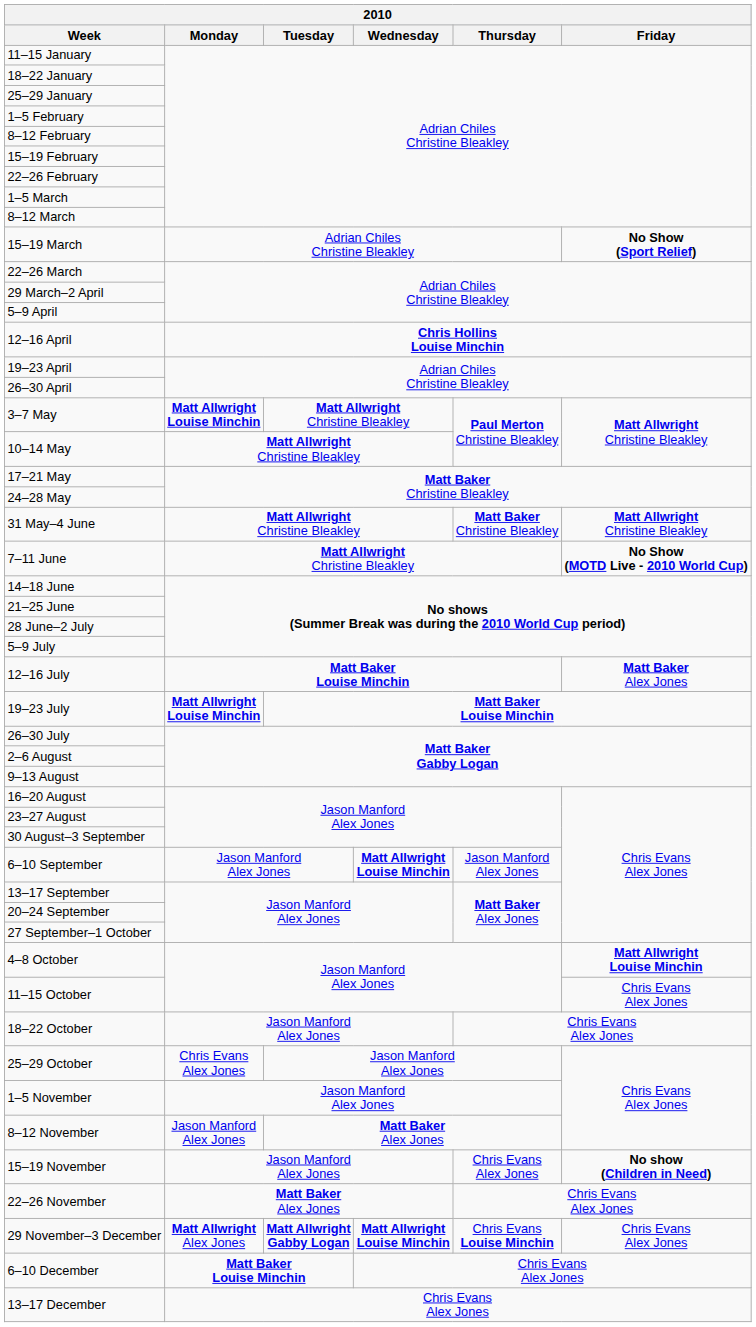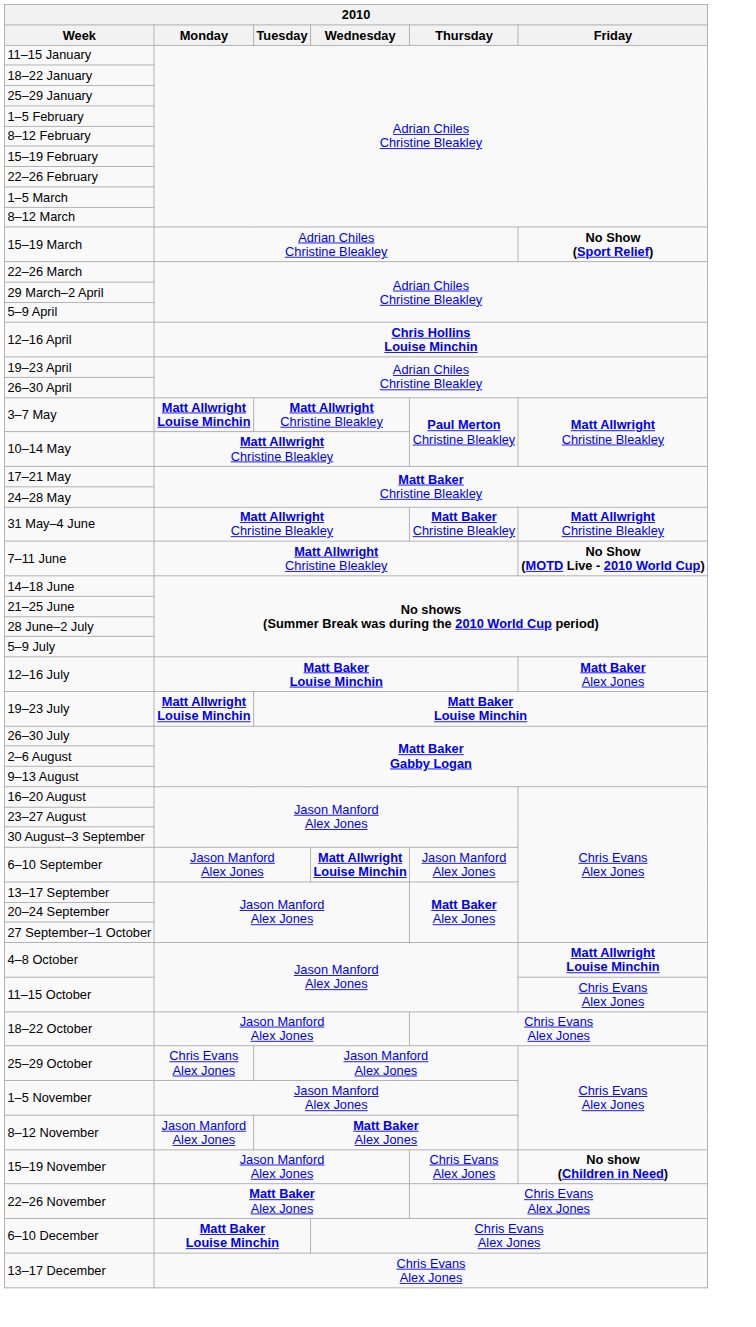- row: (84, 1236)
